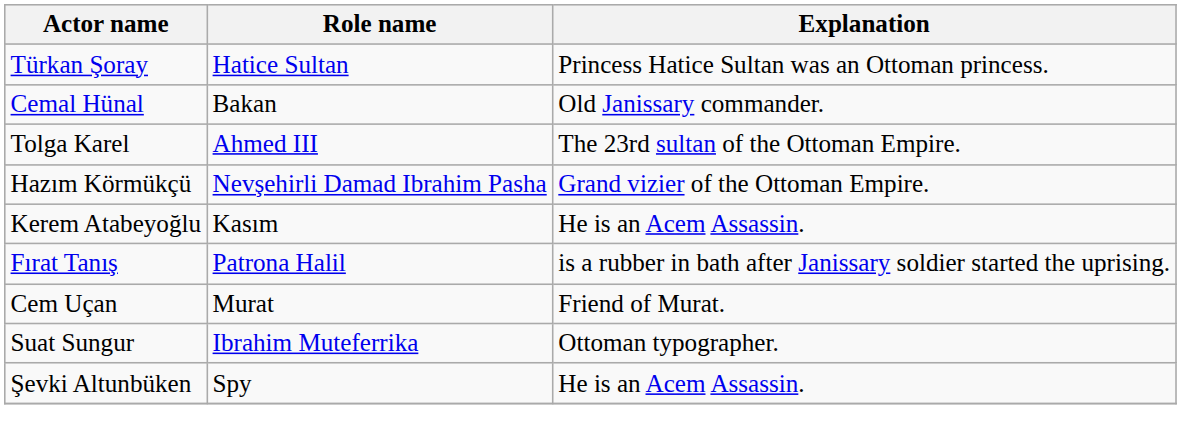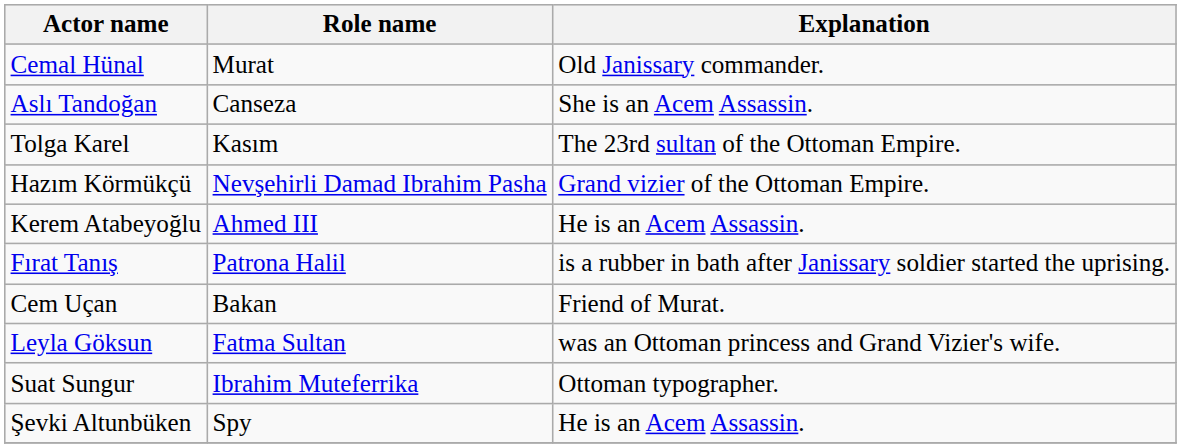- row: (79, 64)
(245, 104) Bakan -> (243, 64) Murat
+ row: (84, 104)
(265, 143) Ahmed III -> (245, 143) Kasım
(245, 223) Kasım -> (265, 223) Ahmed III
(243, 303) Murat -> (245, 303) Bakan
+ row: (81, 343)
